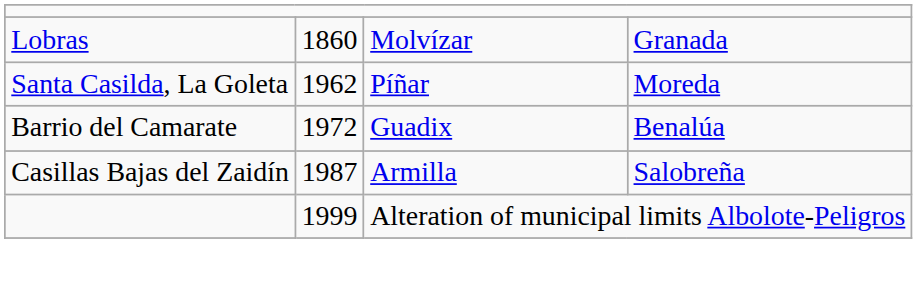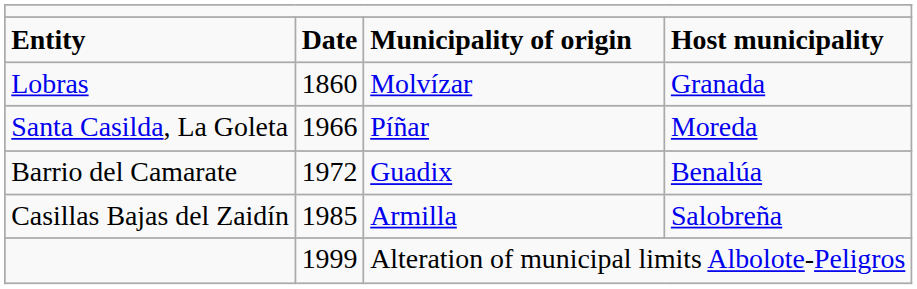+ row: (48, 39)
(330, 83) 1962 -> (330, 127) 1966
(330, 171) 1987 -> (330, 216) 1985
